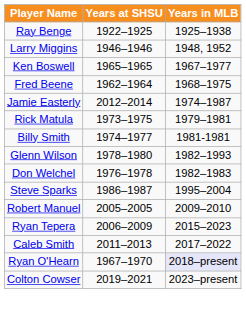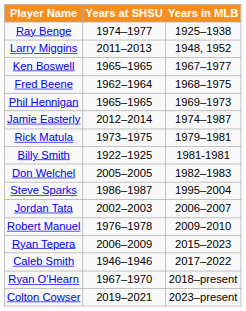(124, 31) 1922–1925 -> (124, 31) 1974–1977
(124, 48) 1946–1946 -> (124, 48) 2011–2013
+ row: (44, 102)
(124, 137) 1974–1977 -> (124, 155) 1922–1925
- row: (44, 155)
(124, 173) 1976–1978 -> (124, 173) 2005–2005
+ row: (44, 208)
(124, 208) 2005–2005 -> (124, 226) 1976–1978
(124, 244) 2011–2013 -> (124, 262) 1946–1946
(203, 262) lavender background -> (203, 279) no background
